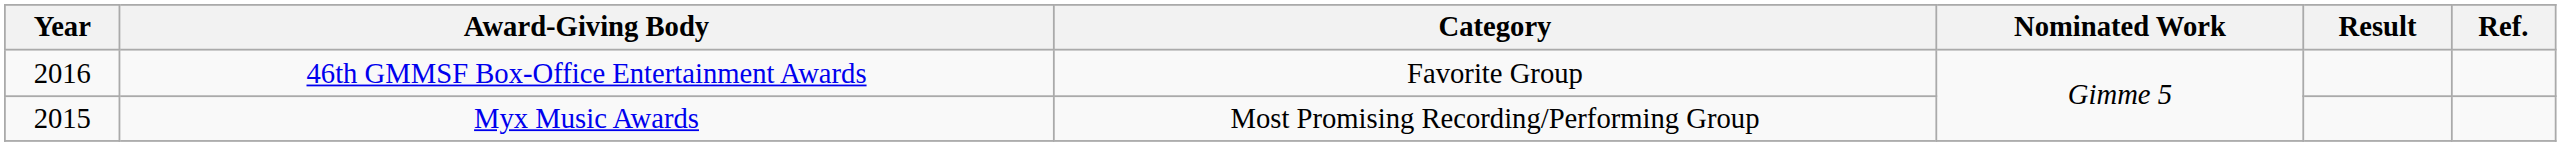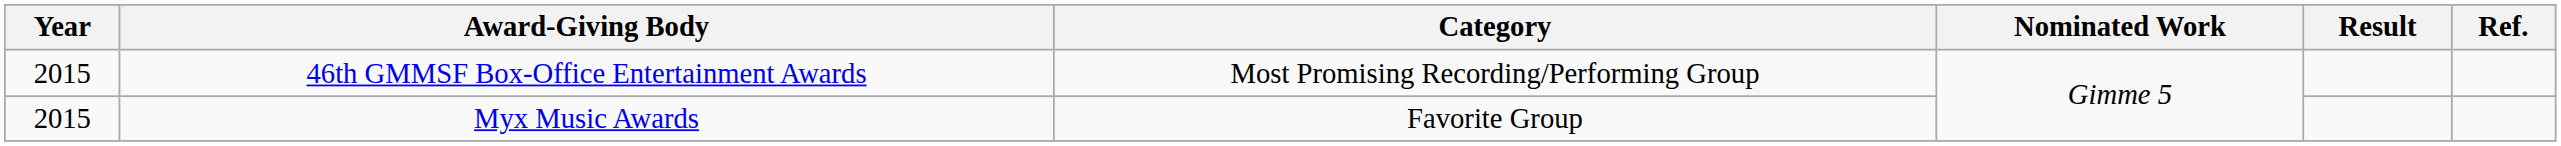(62, 72) 2016 -> (62, 72) 2015
(1495, 72) Favorite Group -> (1495, 72) Most Promising Recording/Performing Group
(1495, 118) Most Promising Recording/Performing Group -> (1495, 118) Favorite Group
